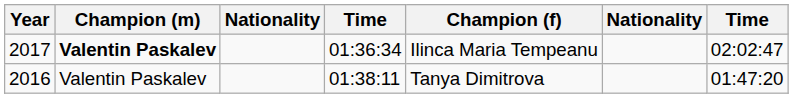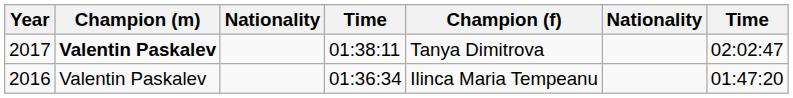(365, 49) 01:36:34 -> (365, 49) 01:38:11
(504, 49) Ilinca Maria Tempeanu -> (477, 49) Tanya Dimitrova
(365, 79) 01:38:11 -> (365, 79) 01:36:34
(477, 79) Tanya Dimitrova -> (504, 79) Ilinca Maria Tempeanu
